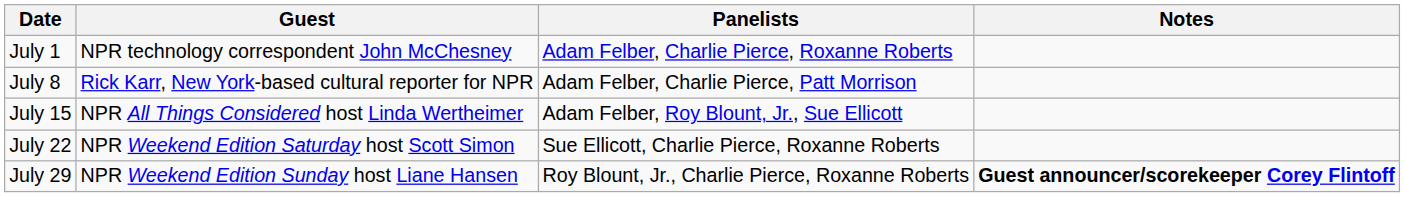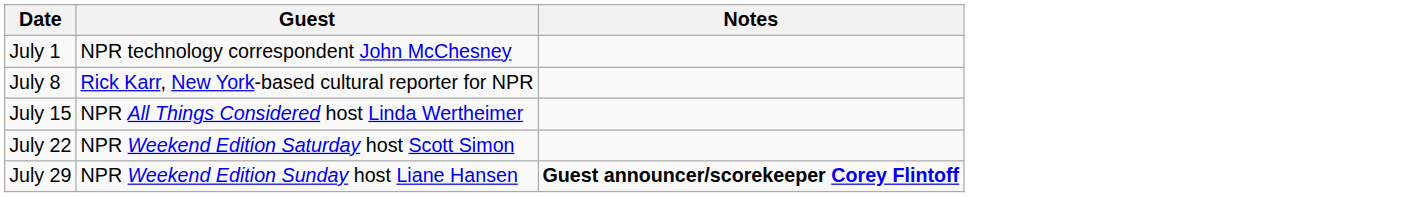- column: (756, 20)
